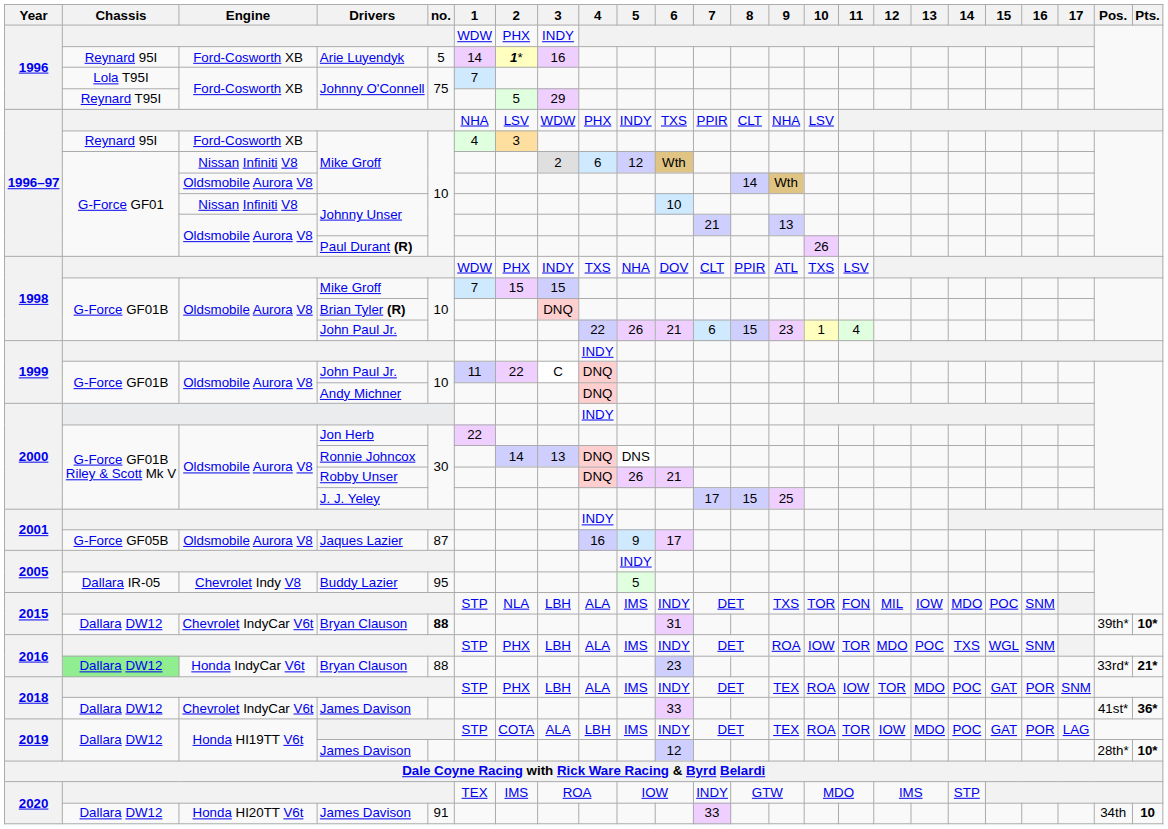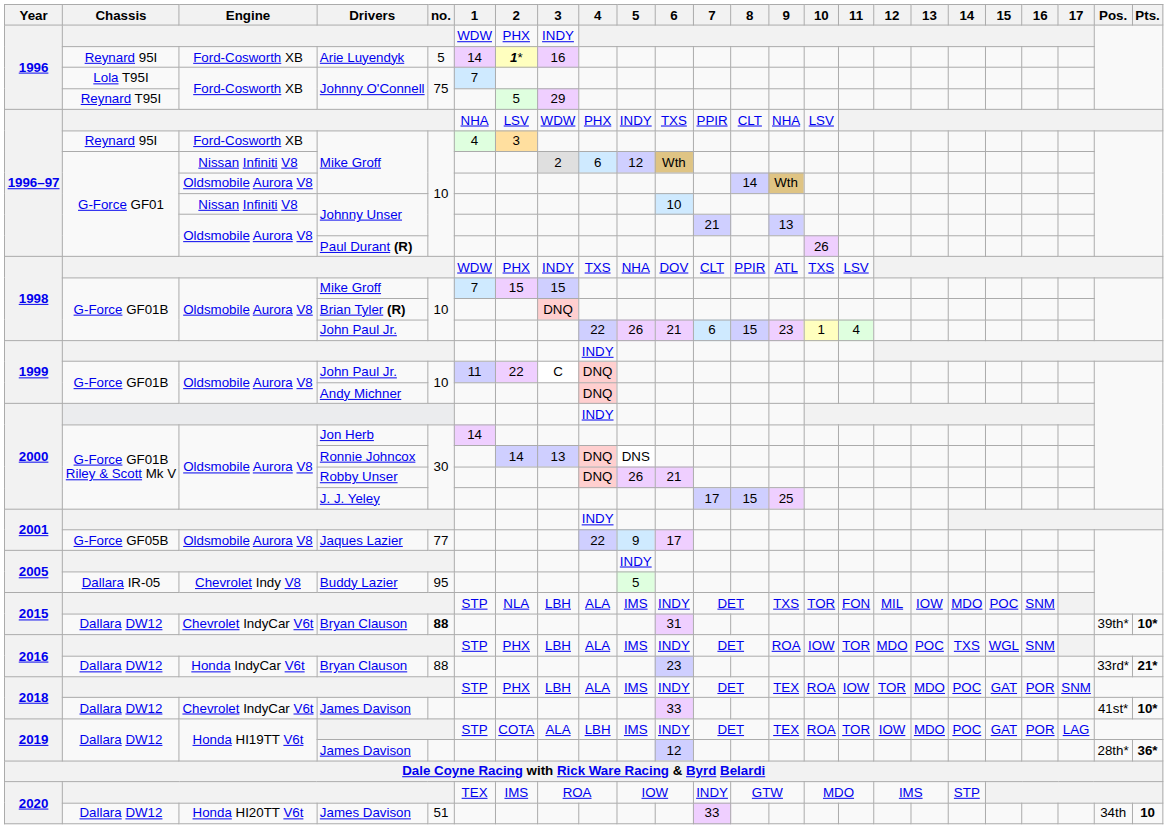(475, 435) 22 -> (475, 435) 14
(441, 540) 87 -> (441, 540) 77
(598, 540) 16 -> (598, 540) 22
(121, 666) lightgreen background -> (121, 666) no background
(1148, 708) 36* -> (1148, 708) 10*
(1148, 750) 10* -> (1148, 750) 36*
(441, 813) 91 -> (441, 813) 51
